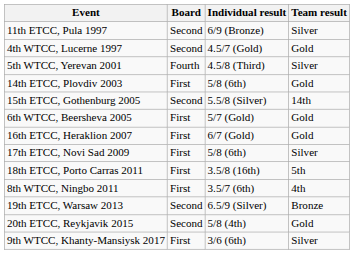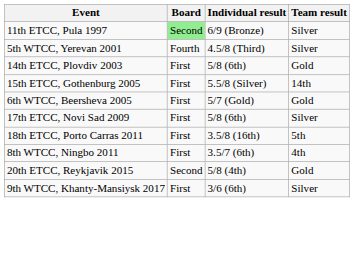(186, 30) no background -> (186, 30) lightgreen background
- row: (64, 48)
(186, 100) Second -> (180, 83) First
- row: (69, 135)
- row: (65, 205)
